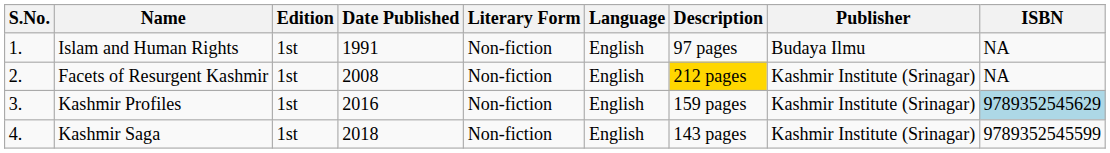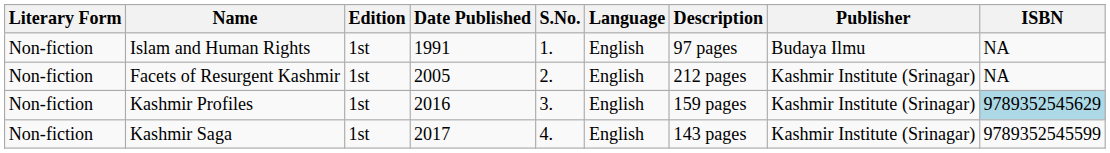columns swapped: (29, 18) <-> (524, 18)
(360, 76) 2008 -> (432, 76) 2005
(710, 76) gold background -> (710, 76) no background
(360, 133) 2018 -> (432, 133) 2017
